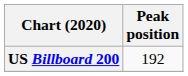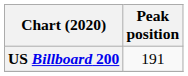(153, 58) 192 -> (153, 58) 191
